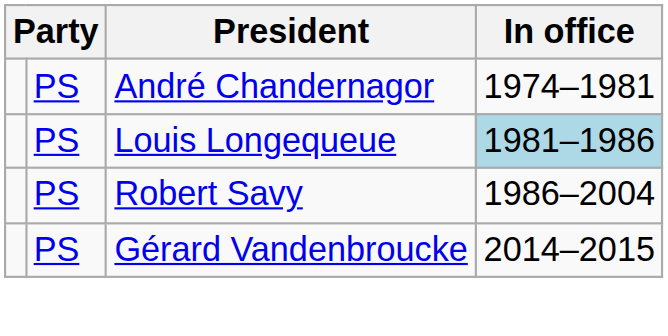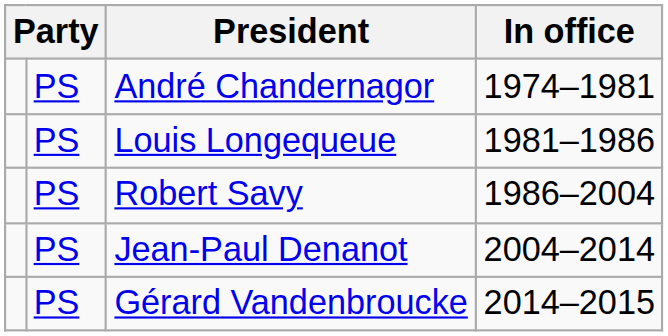(569, 140) lightblue background -> (569, 140) no background
+ row: (261, 248)
